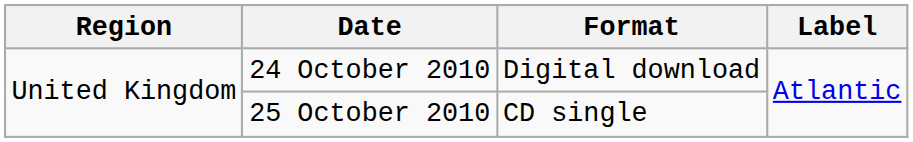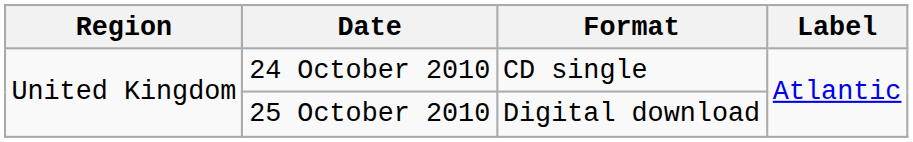(632, 70) Digital download -> (575, 70) CD single
(575, 114) CD single -> (632, 114) Digital download
